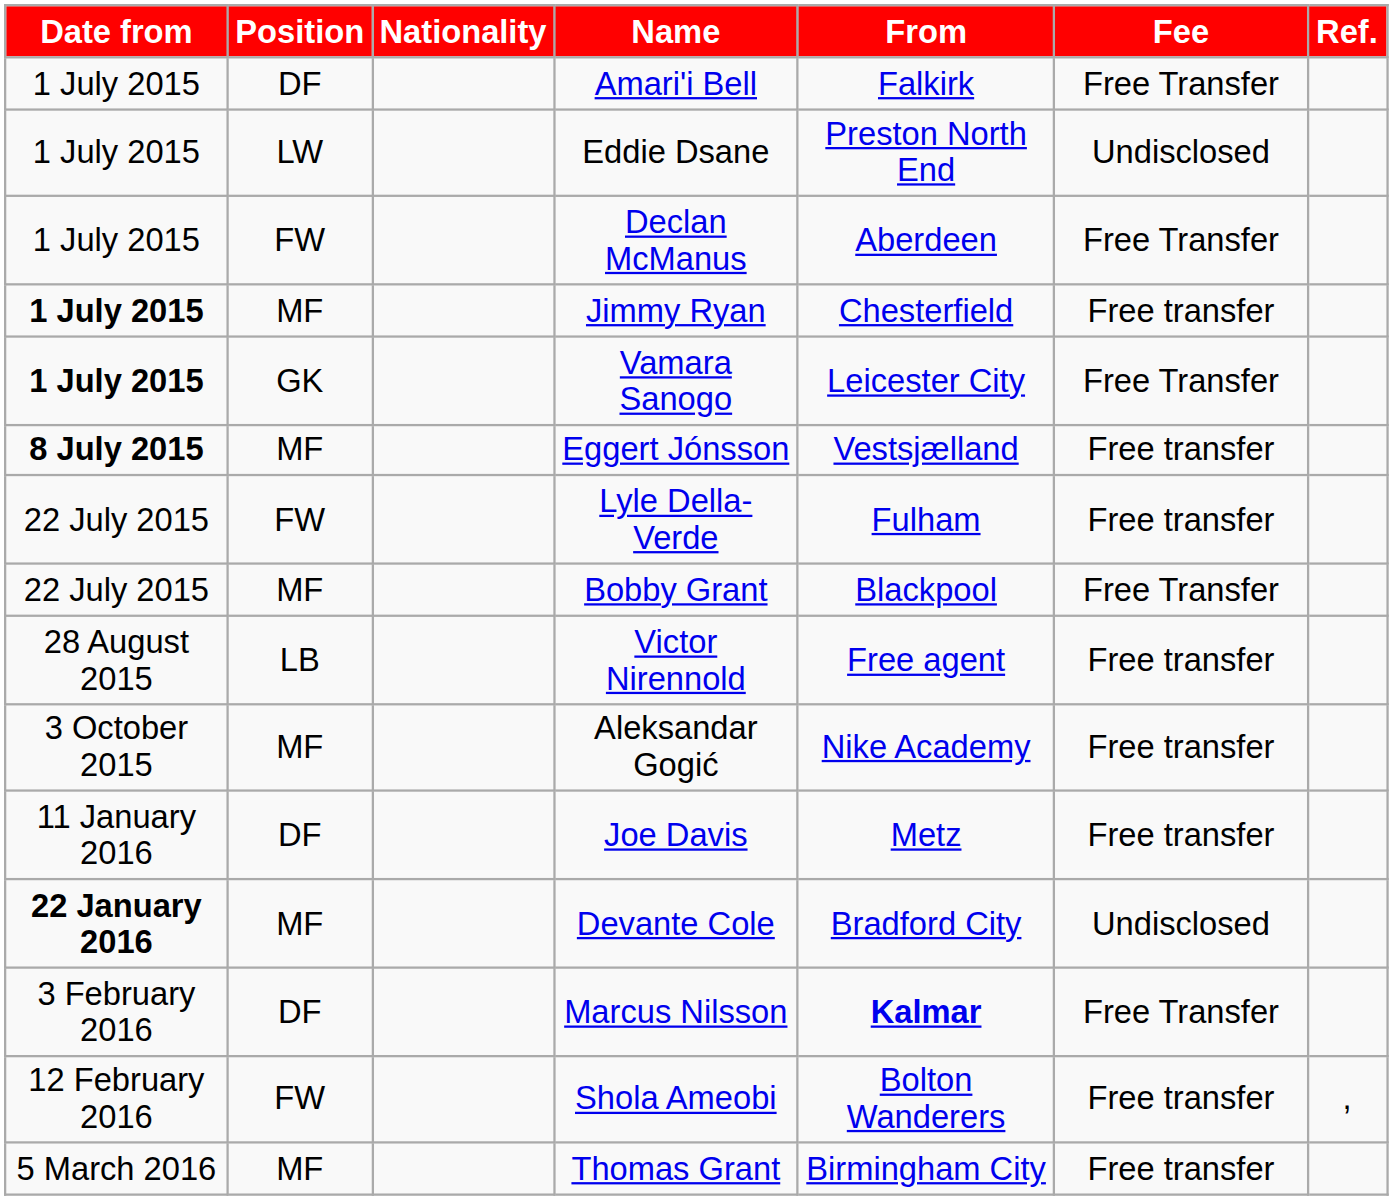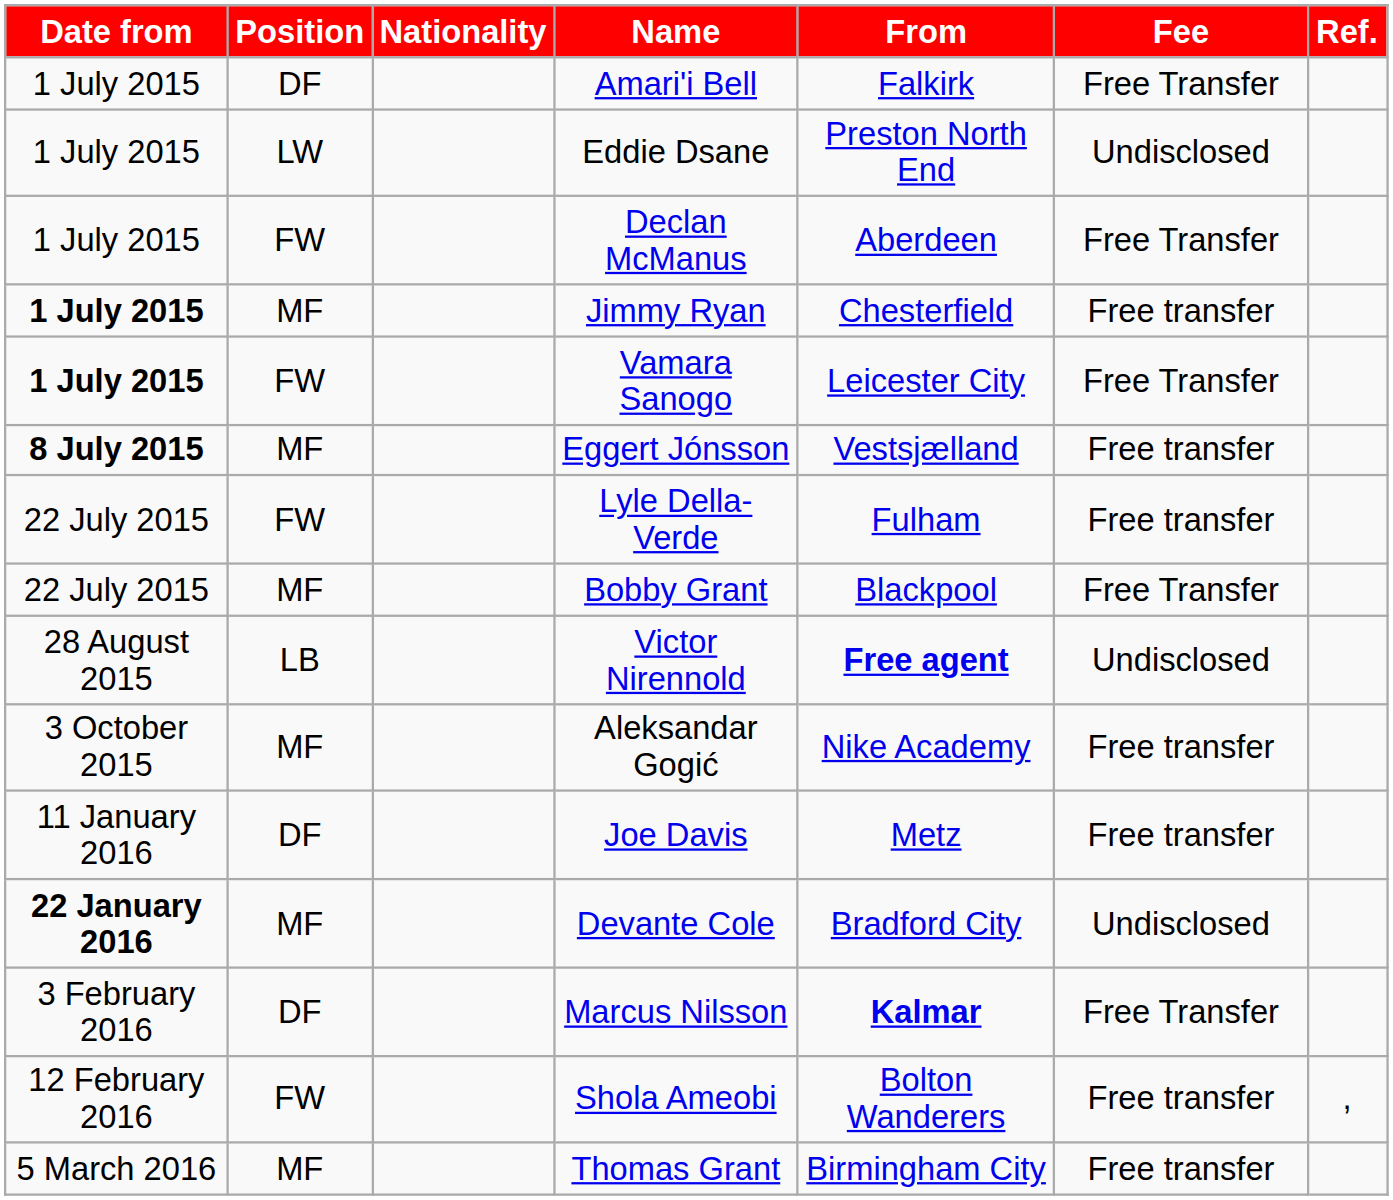(300, 380) GK -> (300, 380) FW
(926, 660) normal -> (926, 660) bold
(1181, 660) Free transfer -> (1181, 660) Undisclosed
